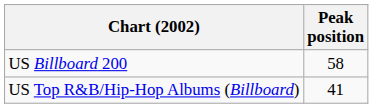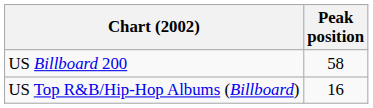(336, 90) 41 -> (336, 90) 16
